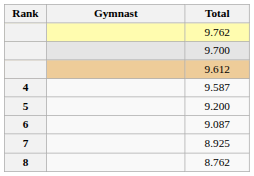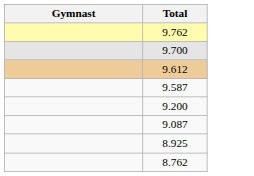- column: (25, 13)
